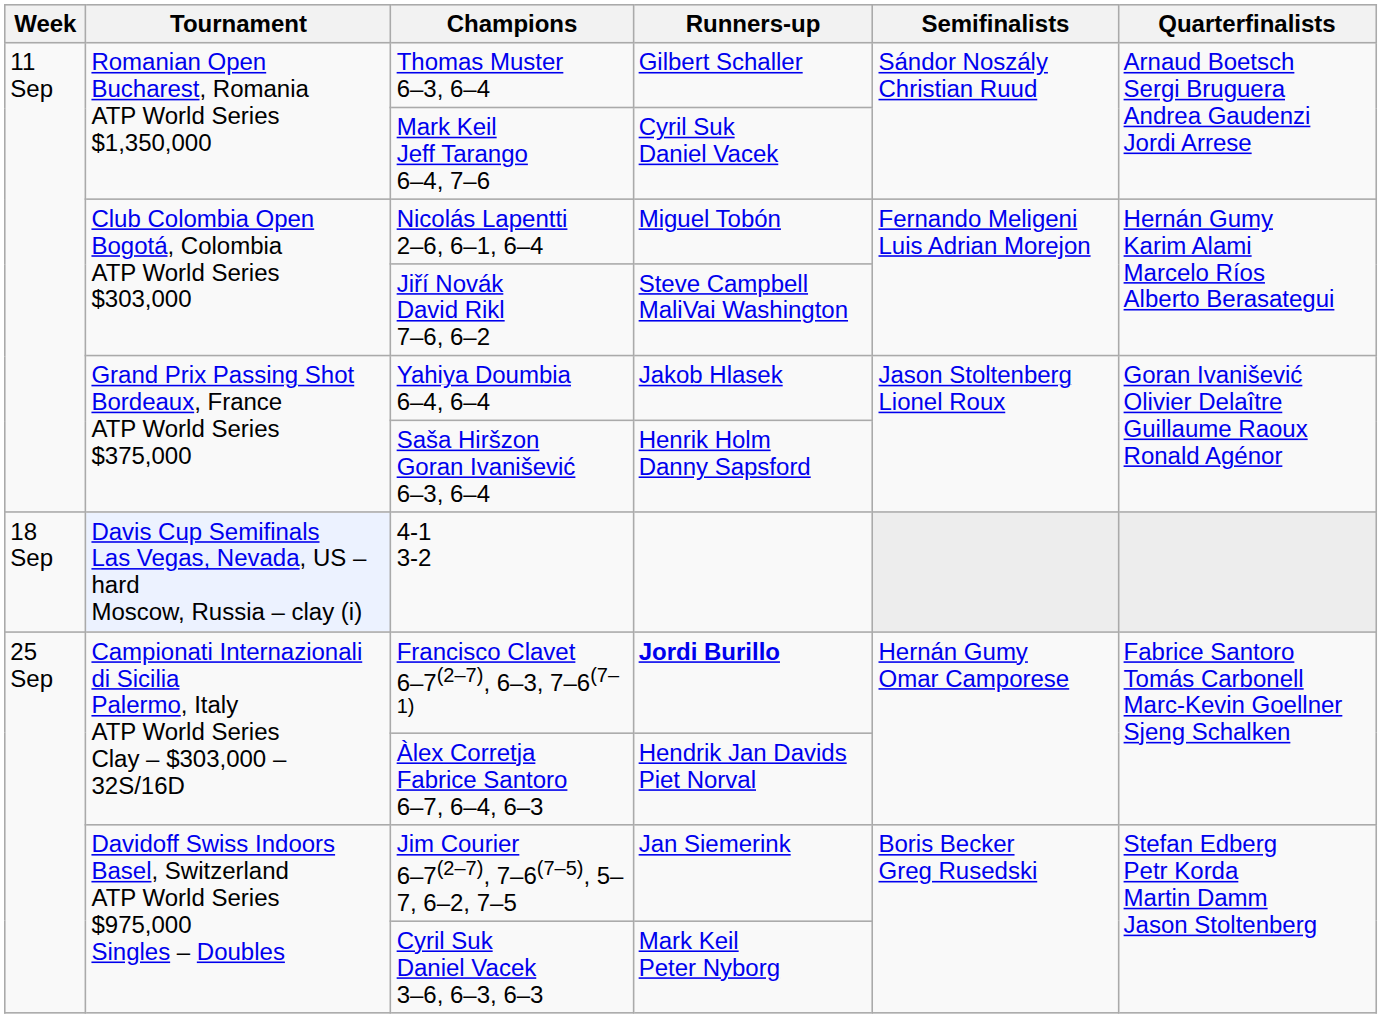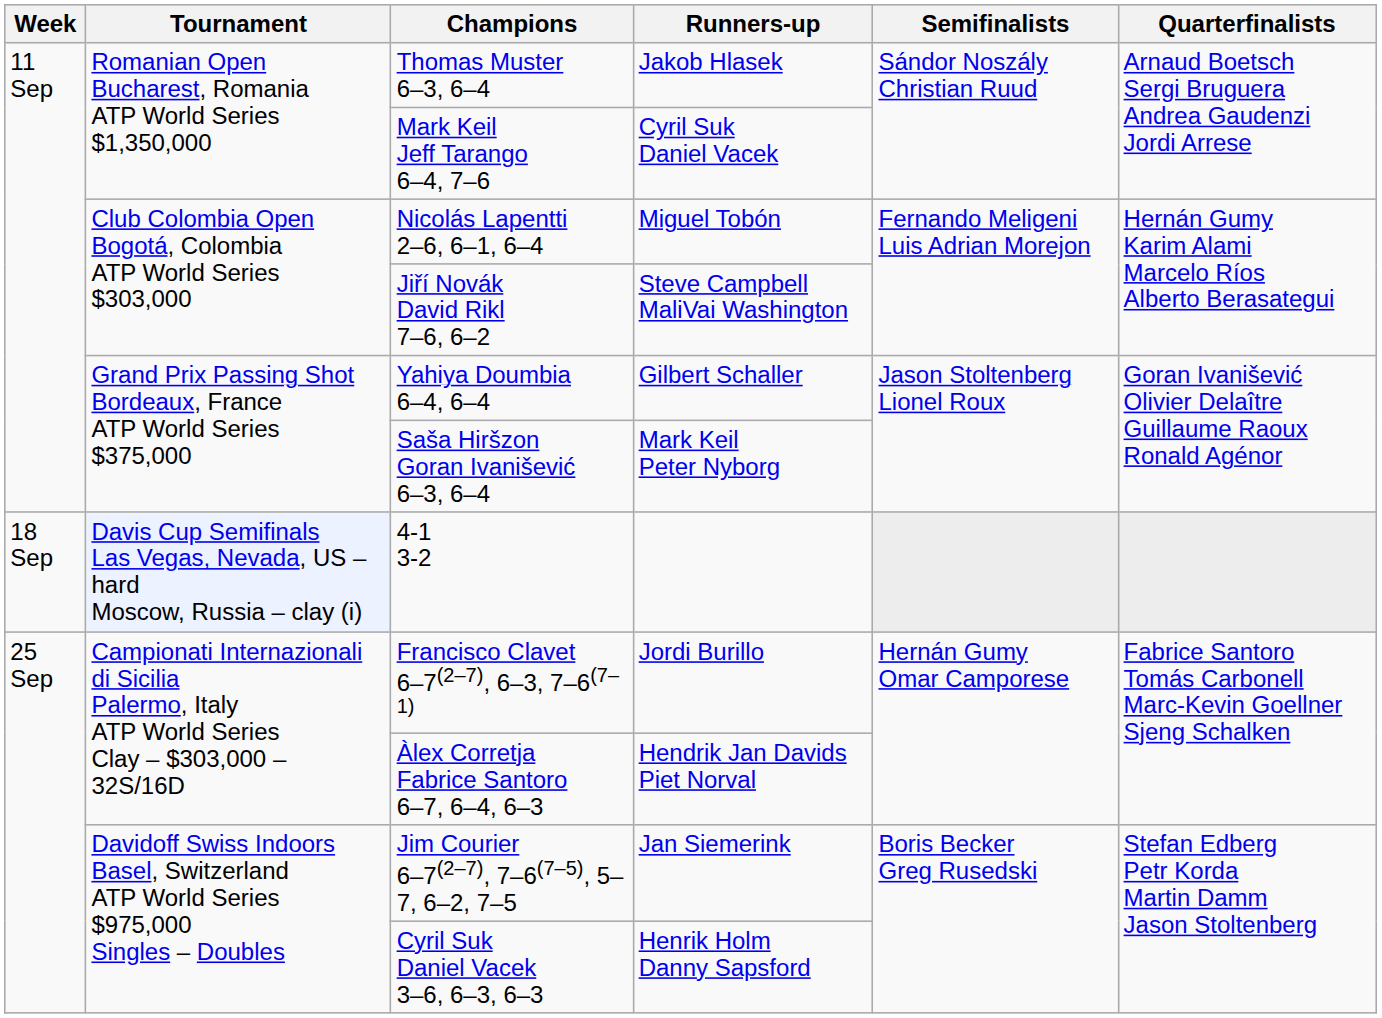(721, 62) Gilbert Schaller -> (711, 62) Jakob Hlasek
(711, 375) Jakob Hlasek -> (721, 375) Gilbert Schaller
(725, 454) Henrik Holm Danny Sapsford -> (709, 454) Mark Keil Peter Nyborg
(709, 650) bold -> (701, 650) normal
(709, 954) Mark Keil Peter Nyborg -> (725, 954) Henrik Holm Danny Sapsford
